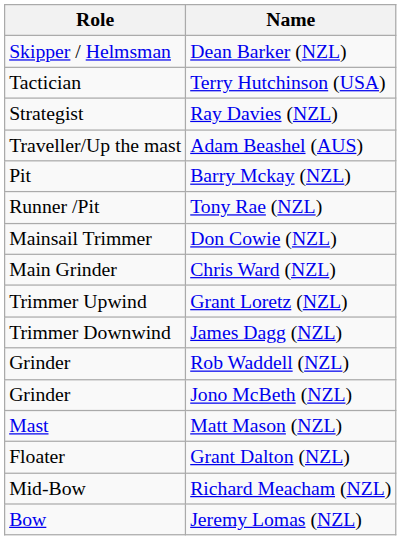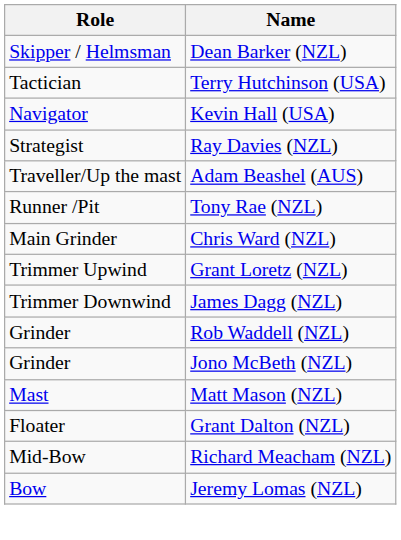+ row: (262, 113)
- row: (271, 176)
- row: (263, 238)
